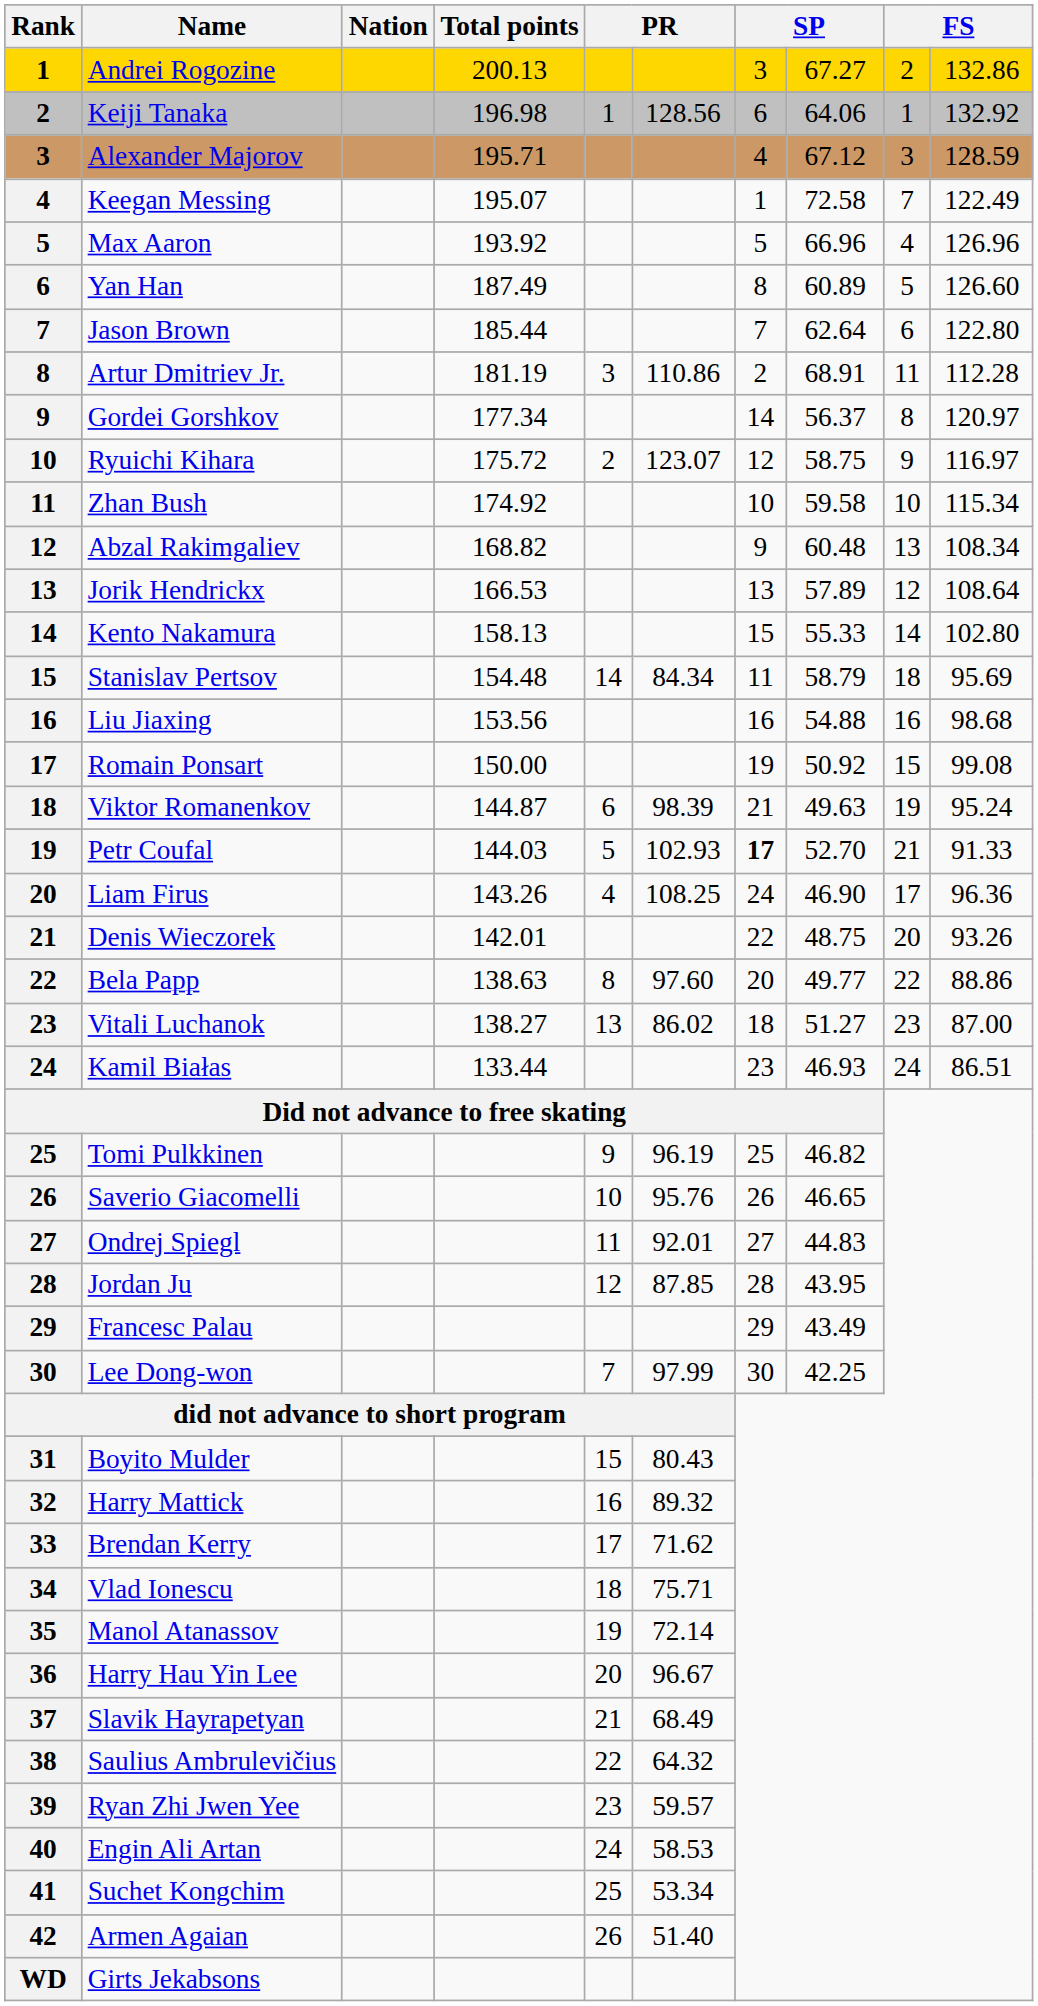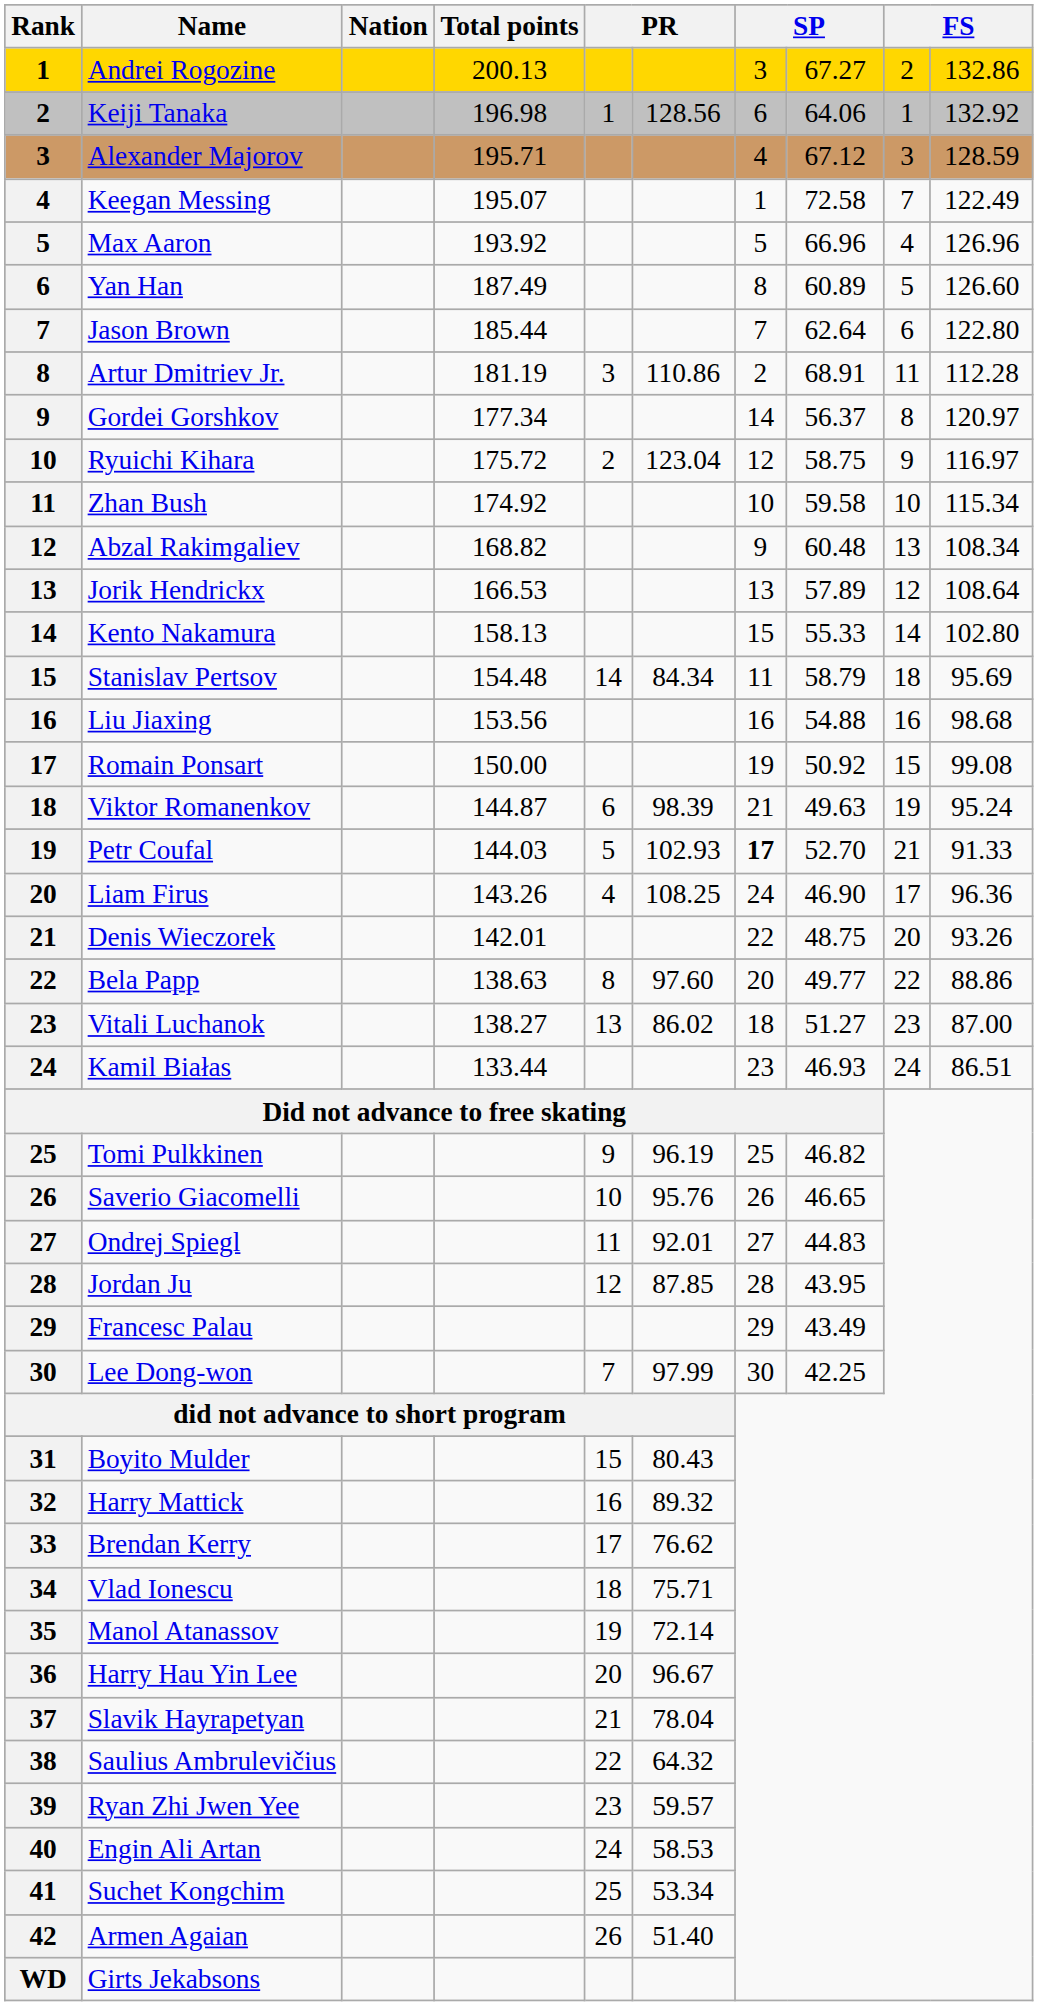(683, 460) 123.07 -> (683, 460) 123.04
(683, 1544) 71.62 -> (683, 1544) 76.62
(683, 1718) 68.49 -> (683, 1718) 78.04
